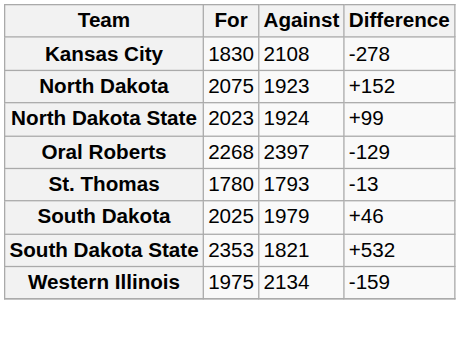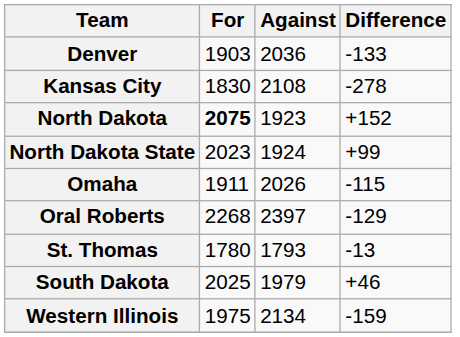+ row: (102, 53)
(231, 86) normal -> (228, 119) bold
+ row: (102, 184)
- row: (104, 250)
